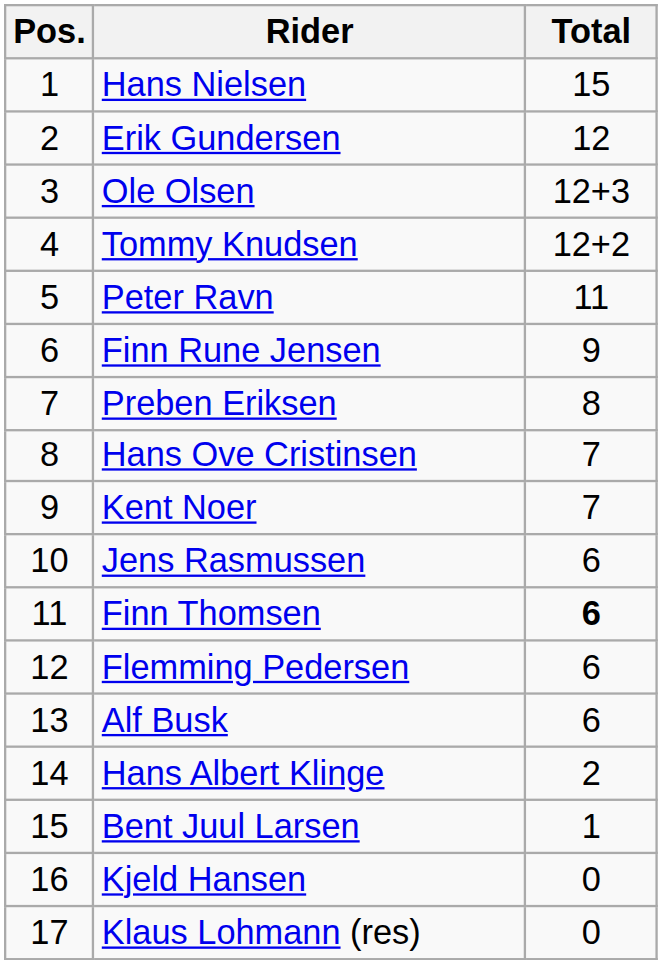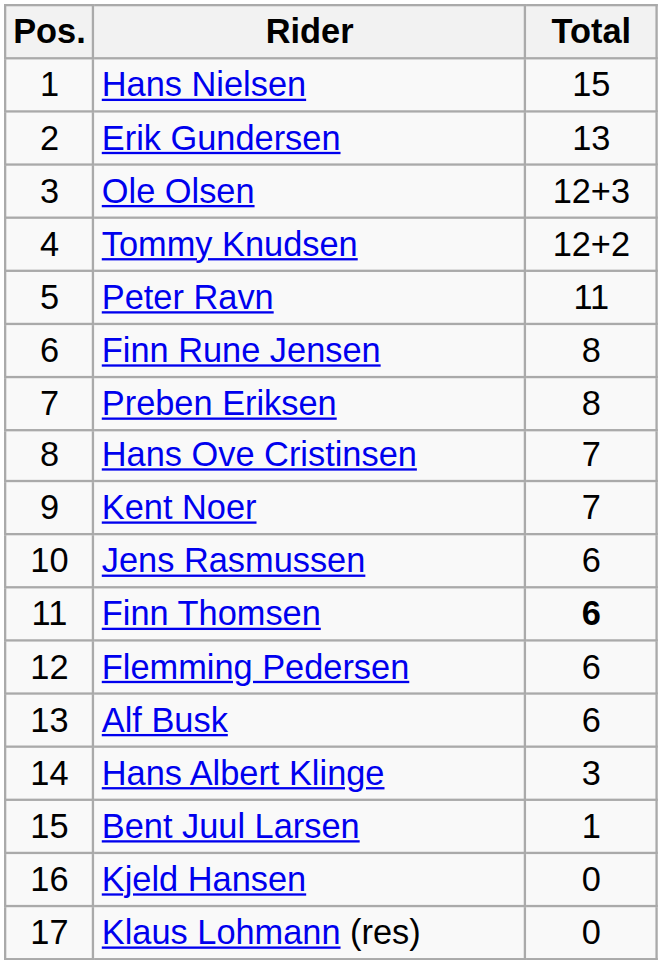(591, 137) 12 -> (591, 137) 13
(591, 349) 9 -> (591, 349) 8
(591, 773) 2 -> (591, 773) 3
